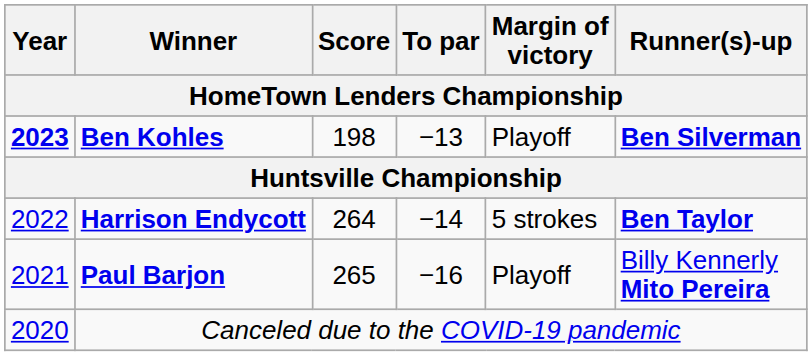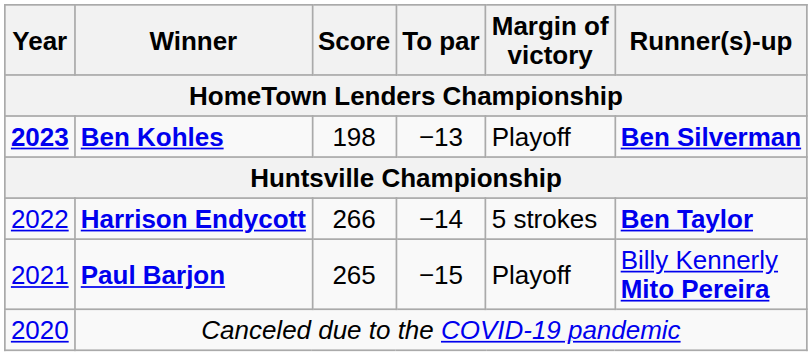(354, 219) 264 -> (354, 219) 266
(441, 275) −16 -> (441, 275) −15
